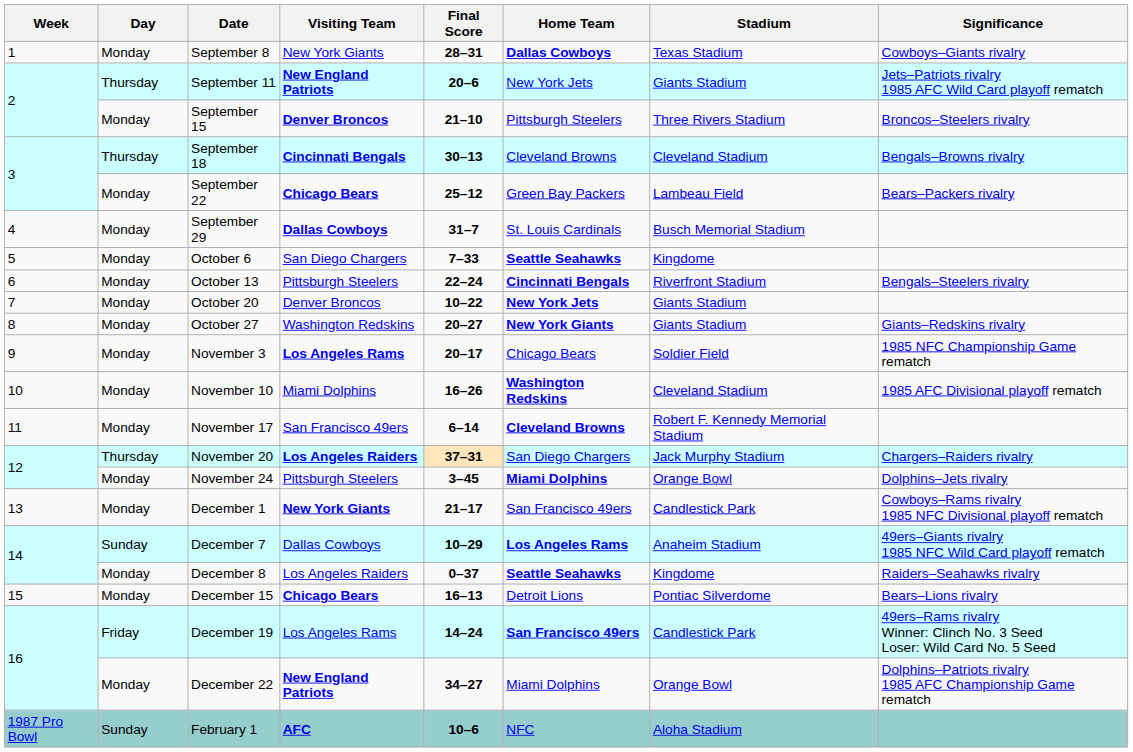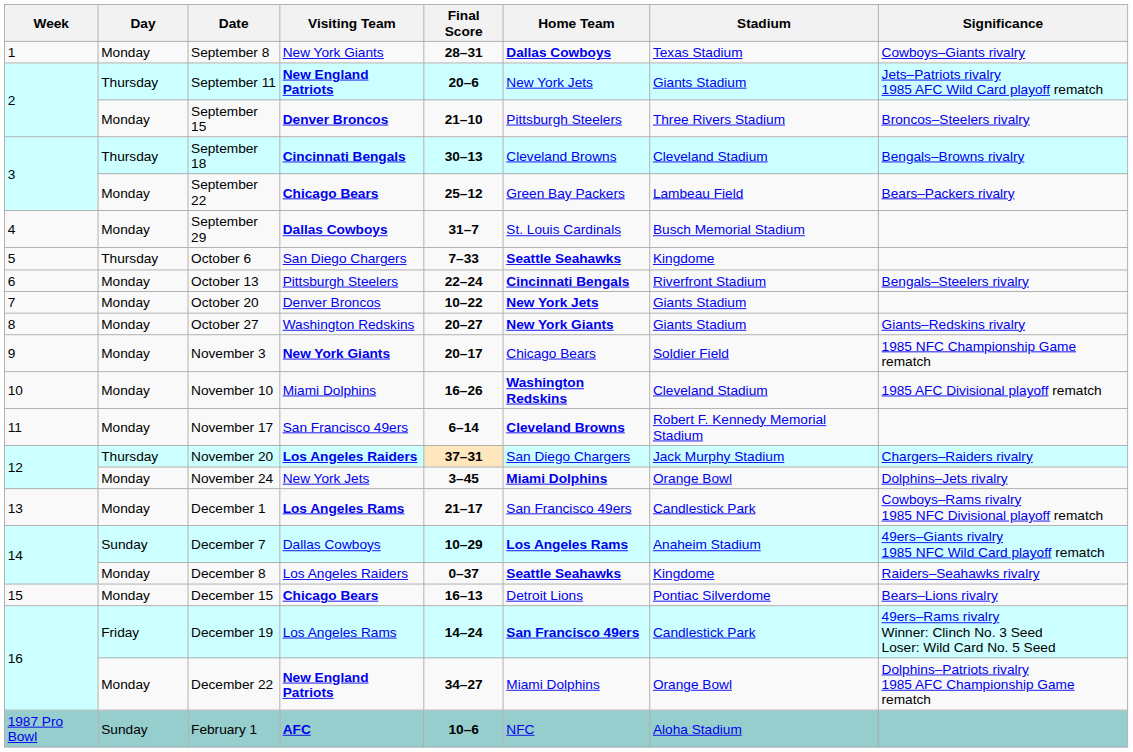(126, 259) Monday -> (130, 259) Thursday
(344, 353) Los Angeles Rams -> (336, 353) New York Giants
(340, 478) Pittsburgh Steelers -> (326, 478) New York Jets
(336, 507) New York Giants -> (344, 507) Los Angeles Rams
